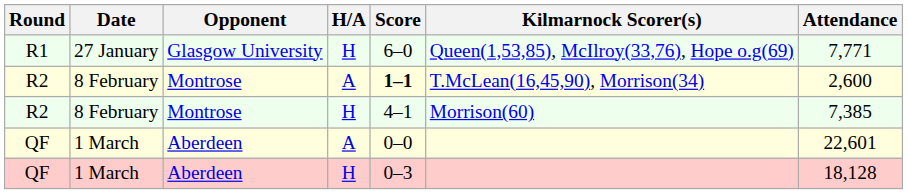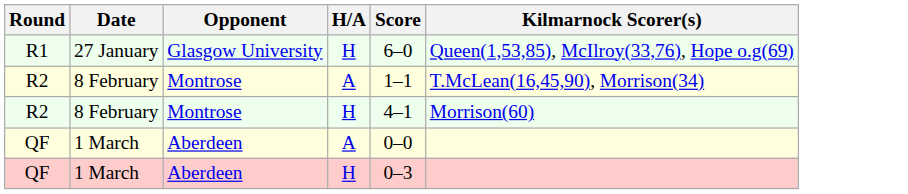- column: (850, 19)
(398, 81) bold -> (398, 81) normal
